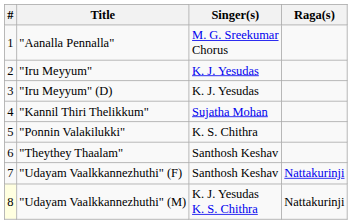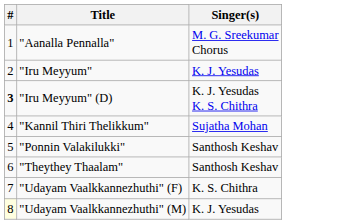- column: (314, 14)
(10, 91) normal -> (10, 98) bold
(225, 91) K. J. Yesudas -> (225, 98) K. J. Yesudas K. S. Chithra
(225, 132) K. S. Chithra -> (235, 147) Santhosh Keshav
(235, 173) Santhosh Keshav -> (225, 188) K. S. Chithra
(225, 201) K. J. Yesudas K. S. Chithra -> (225, 208) K. J. Yesudas
